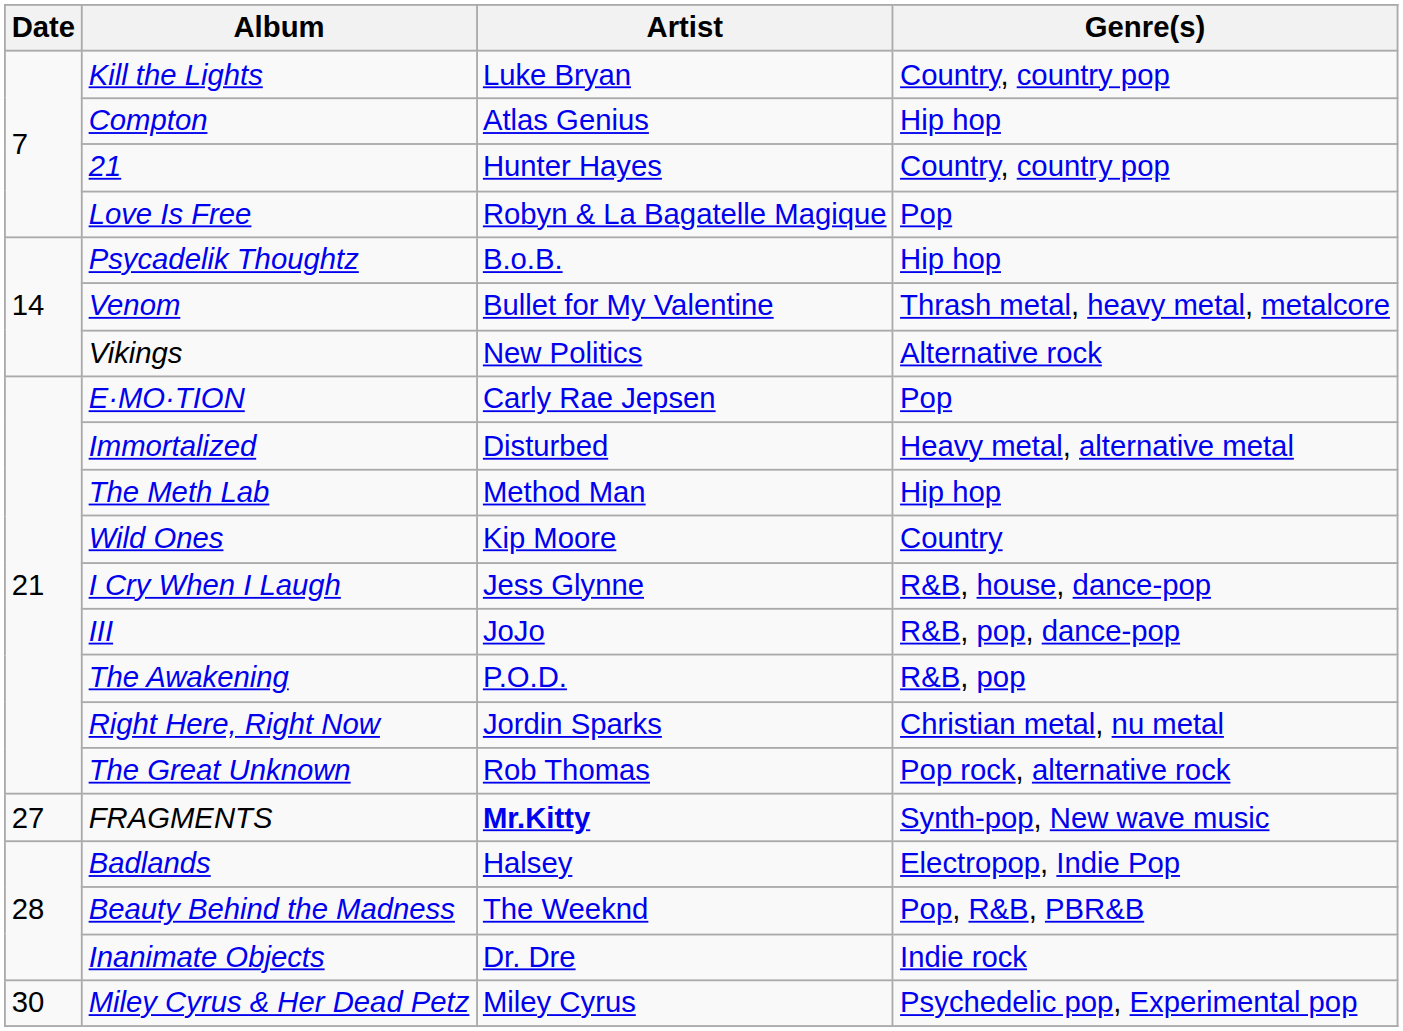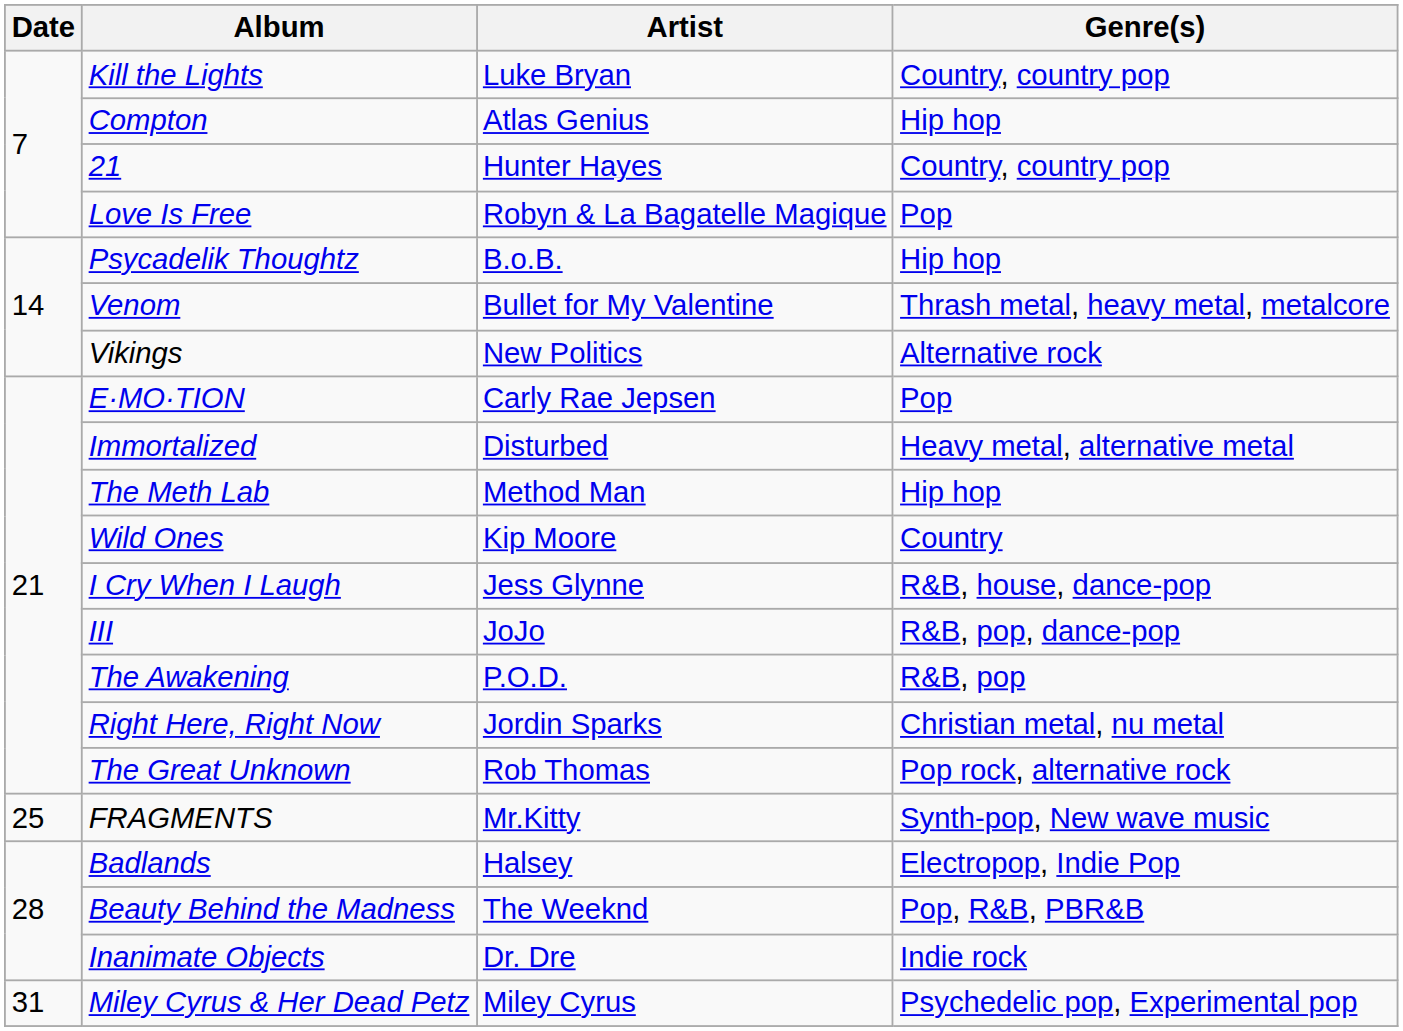(28, 817) 27 -> (28, 817) 25
(537, 817) bold -> (532, 817) normal
(28, 1002) 30 -> (28, 1002) 31
